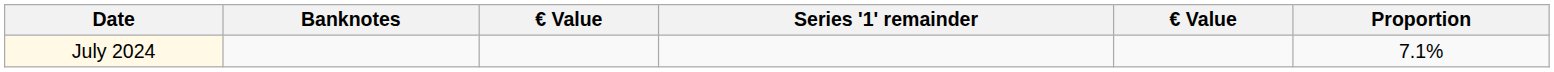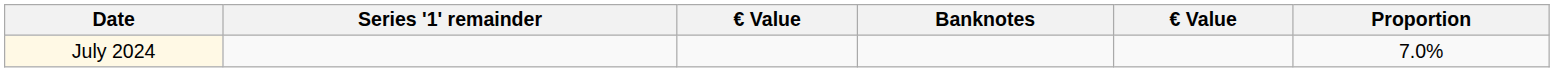columns swapped: (351, 19) <-> (886, 19)
(1421, 50) 7.1% -> (1421, 50) 7.0%
